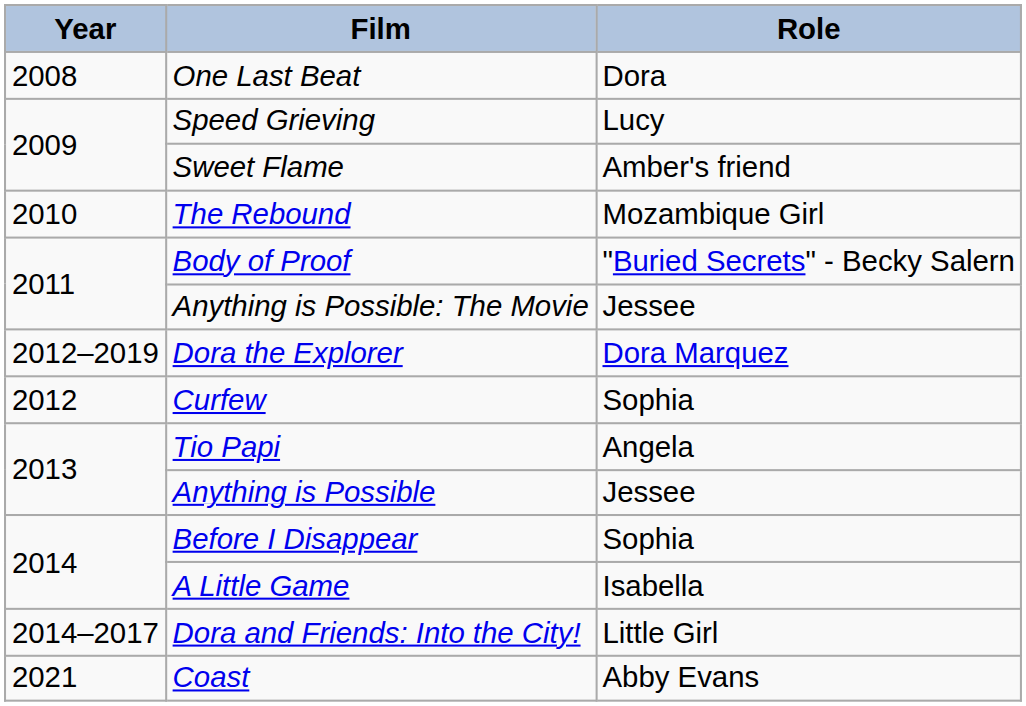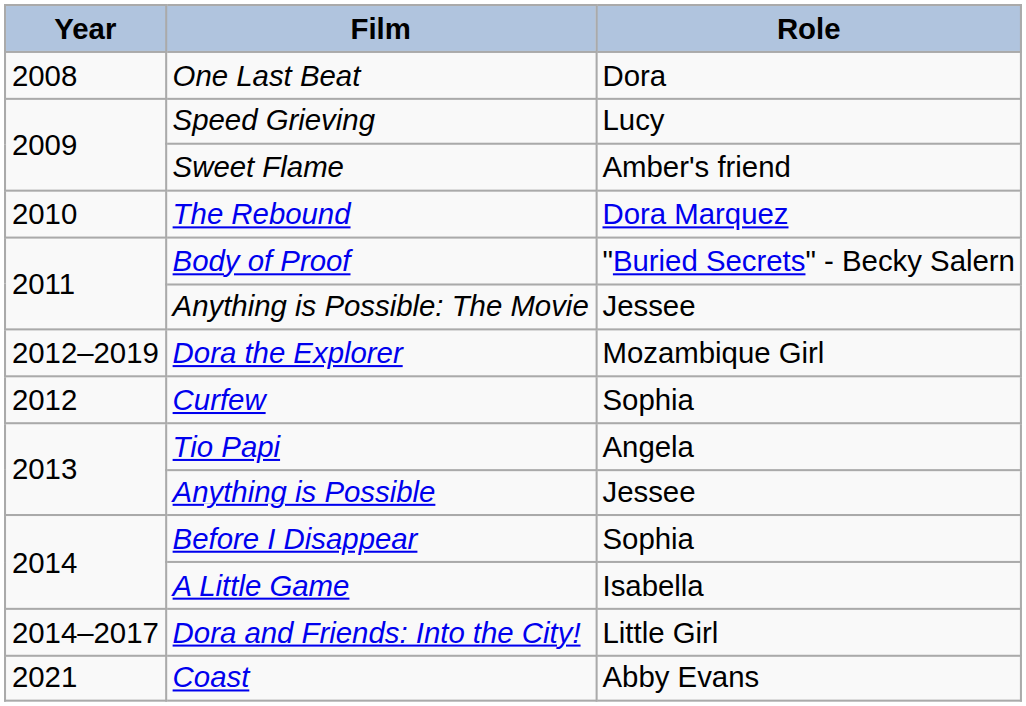(713, 214) Mozambique Girl -> (695, 214) Dora Marquez
(695, 353) Dora Marquez -> (713, 353) Mozambique Girl
